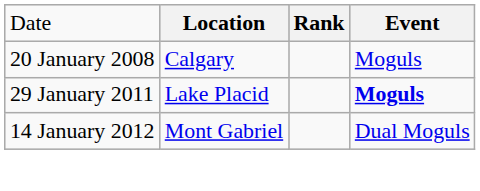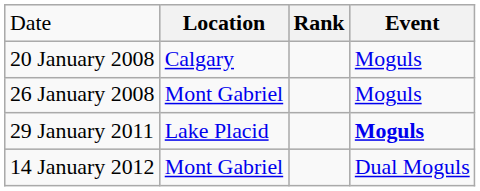+ row: (82, 95)
